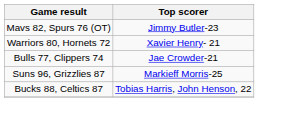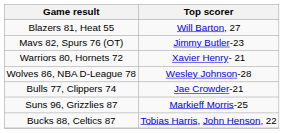+ row: (71, 27)
+ row: (71, 74)
